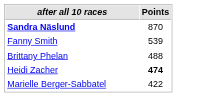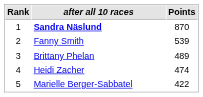+ column: (18, 12)
(155, 56) 488 -> (182, 56) 489
(155, 70) bold -> (182, 70) normal
